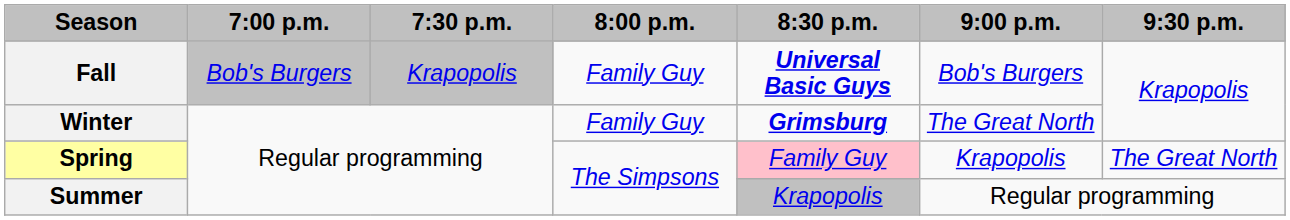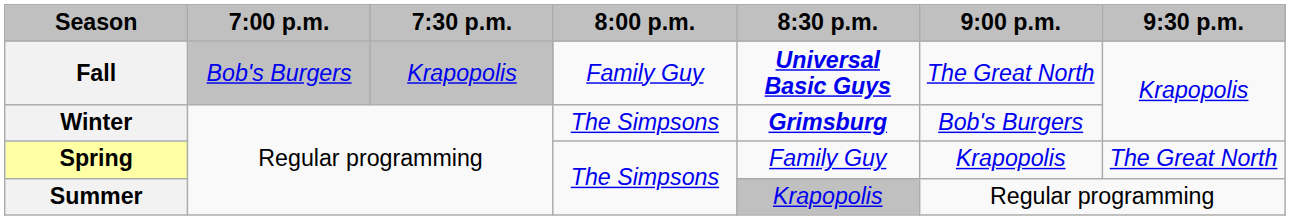(1011, 72) Bob's Burgers -> (1011, 72) The Great North
(645, 122) Family Guy -> (645, 122) The Simpsons
(1011, 122) The Great North -> (1011, 122) Bob's Burgers
(828, 159) pink background -> (828, 159) no background
